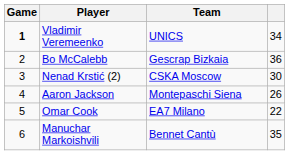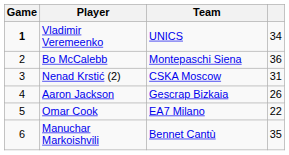(189, 59) Gescrap Bizkaia -> (195, 59) Montepaschi Siena
(276, 77) 30 -> (276, 77) 31
(195, 94) Montepaschi Siena -> (189, 94) Gescrap Bizkaia
